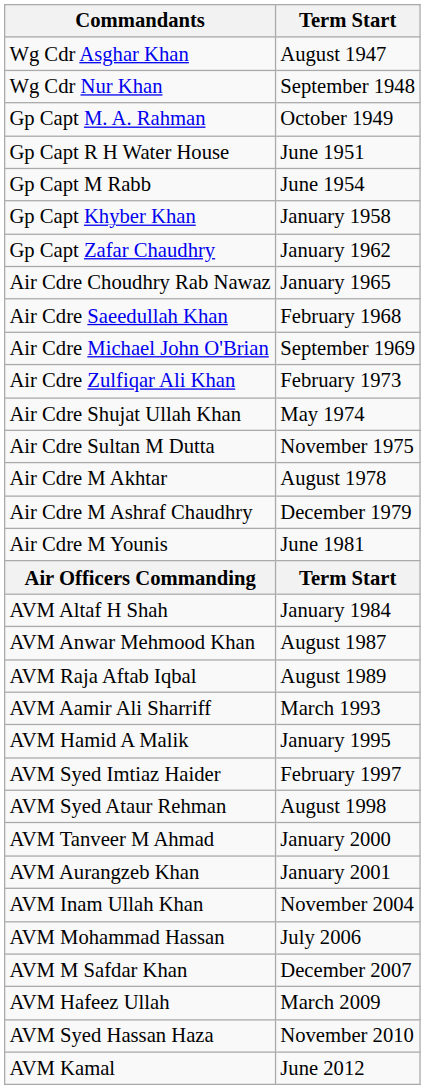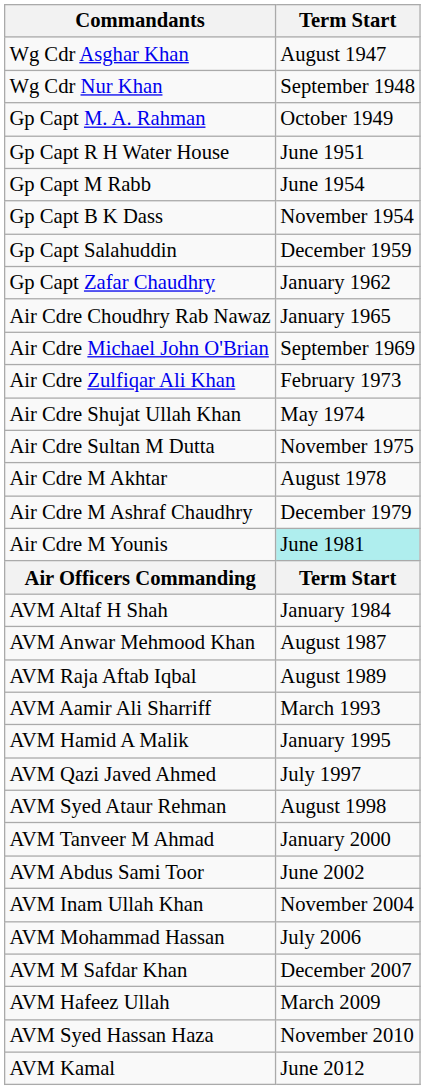+ row: (86, 217)
- row: (103, 217)
+ row: (93, 250)
- row: (119, 315)
(322, 544) no background -> (322, 544) paleturquoise background
- row: (115, 773)
+ row: (113, 773)
- row: (104, 871)
+ row: (107, 871)
